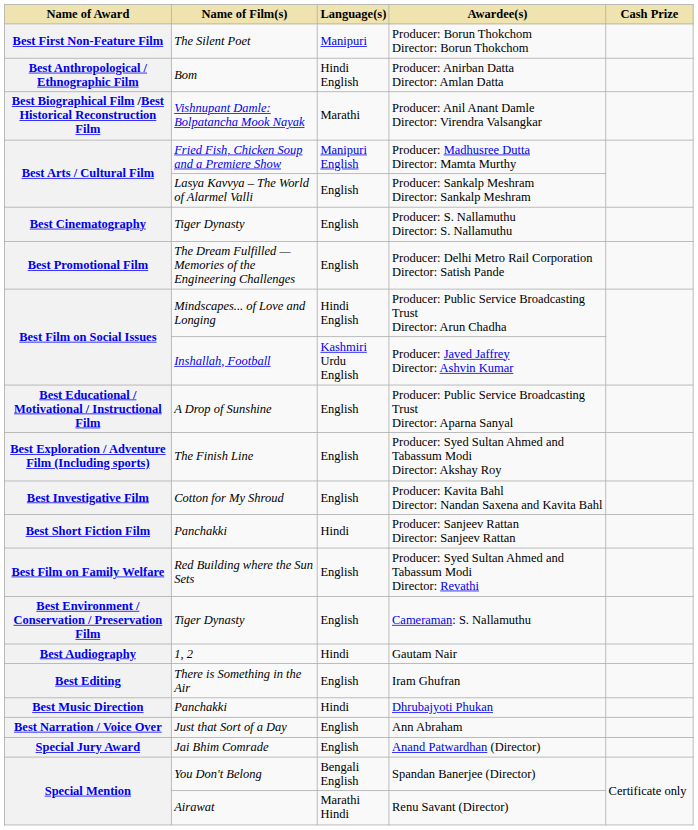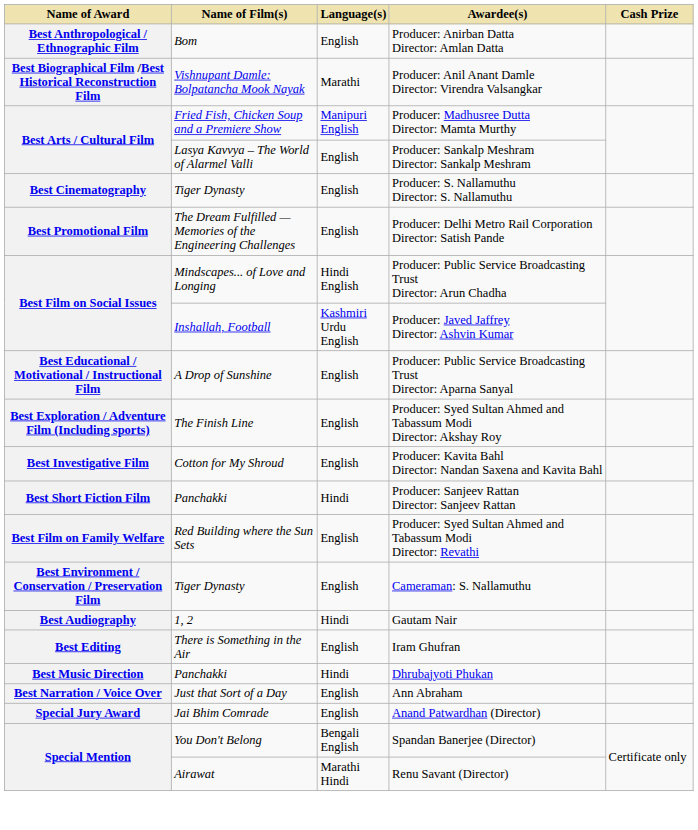- row: (462, 41)
(339, 75) Hindi English -> (339, 41) English
